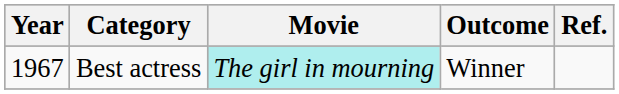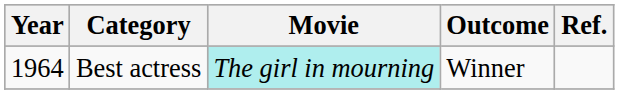(37, 67) 1967 -> (37, 67) 1964
